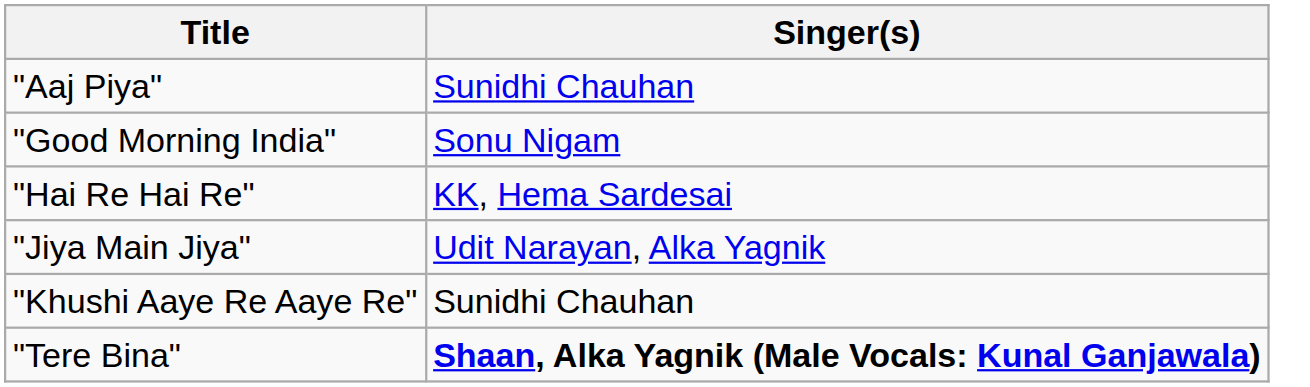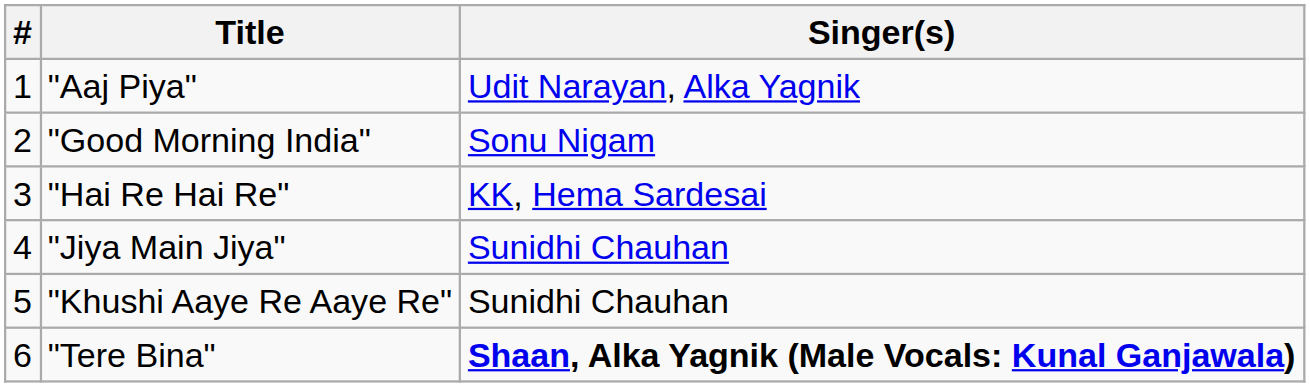+ column: (22, 32)
(564, 86) Sunidhi Chauhan -> (664, 86) Udit Narayan, Alka Yagnik
(629, 248) Udit Narayan, Alka Yagnik -> (598, 248) Sunidhi Chauhan
